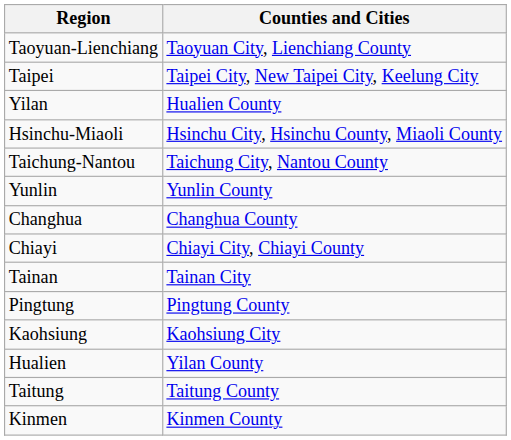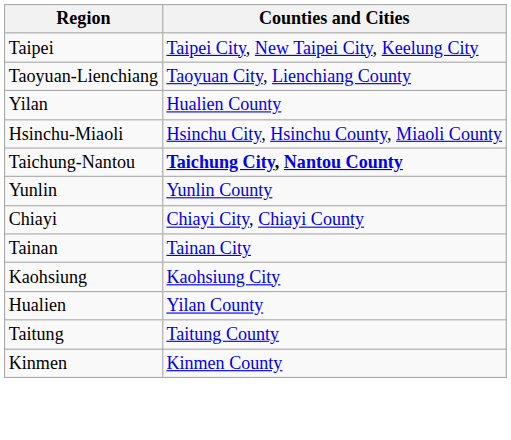rows swapped: (31, 76) <-> (83, 47)
(277, 162) normal -> (285, 162) bold
- row: (45, 219)
- row: (41, 305)
